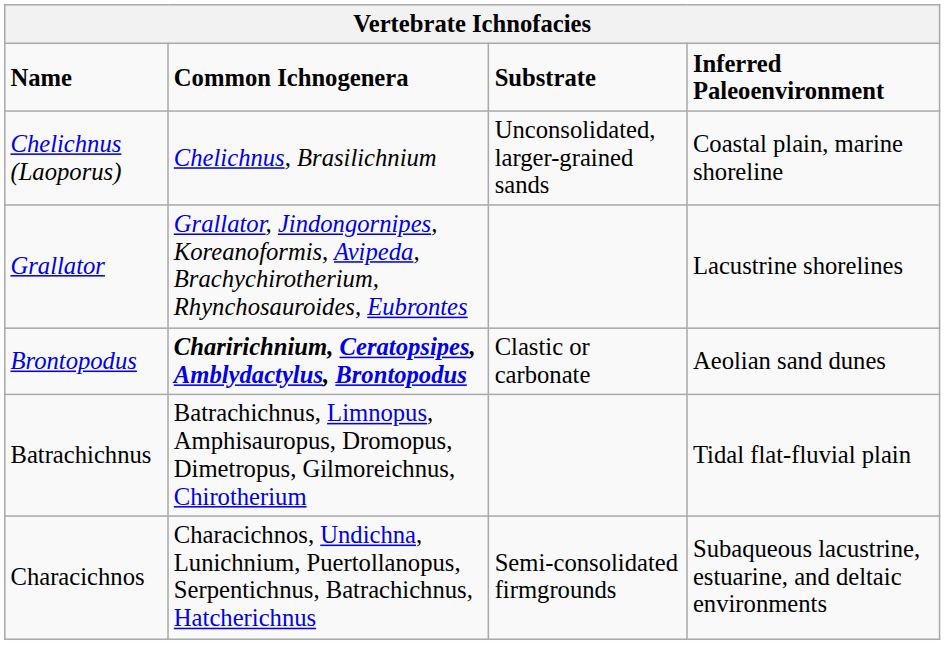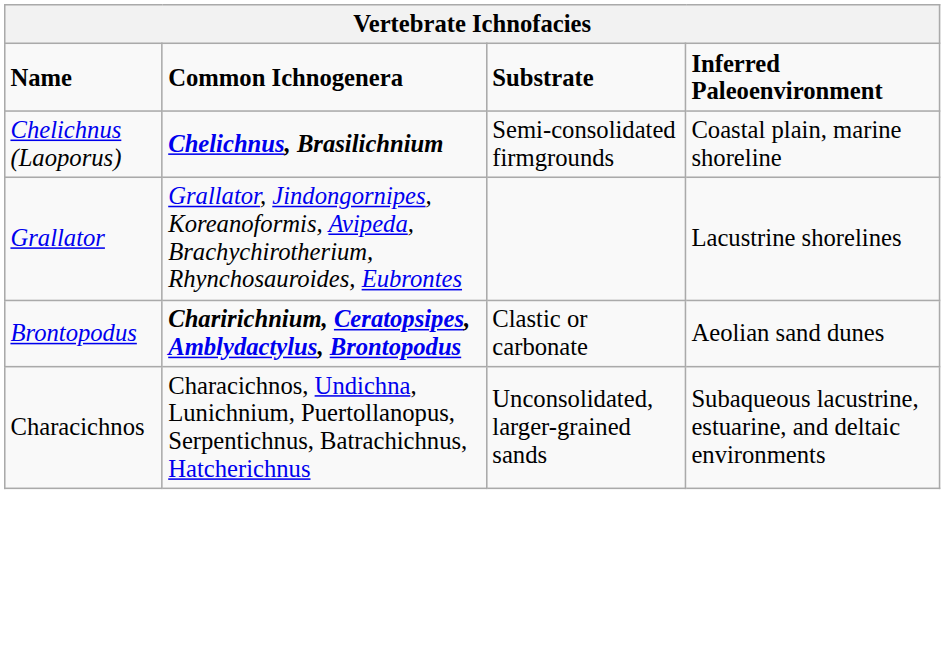(305, 157) normal -> (306, 143) bold
(575, 157) Unconsolidated, larger-grained sands -> (584, 143) Semi-consolidated firmgrounds
- row: (81, 455)
(586, 577) Semi-consolidated firmgrounds -> (573, 427) Unconsolidated, larger-grained sands
